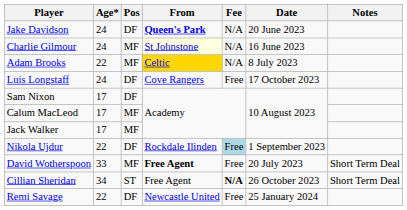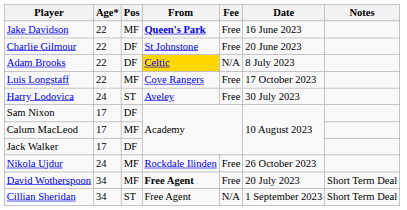(101, 29) 24 -> (101, 29) 22
(130, 29) DF -> (131, 29) MF
(234, 29) N/A -> (231, 29) Free
(276, 29) 20 June 2023 -> (273, 29) 16 June 2023
(101, 46) 24 -> (101, 46) 22
(131, 46) MF -> (130, 46) DF
(171, 46) lightyellow background -> (171, 46) no background
(234, 46) N/A -> (231, 46) Free
(276, 46) 16 June 2023 -> (273, 46) 20 June 2023
(131, 63) MF -> (130, 63) DF
(101, 79) 24 -> (101, 79) 22
(130, 79) DF -> (131, 79) MF
+ row: (40, 96)
(131, 130) MF -> (130, 146) DF
(101, 146) 22 -> (101, 163) 24
(130, 146) DF -> (131, 163) MF
(234, 146) lightblue background -> (231, 163) no background
(287, 146) 1 September 2023 -> (281, 163) 26 October 2023
(101, 163) 33 -> (101, 180) 34
(234, 180) bold -> (231, 197) normal
(284, 180) 26 October 2023 -> (284, 197) 1 September 2023
- row: (35, 197)
